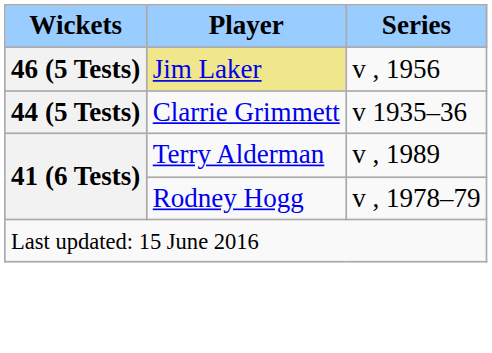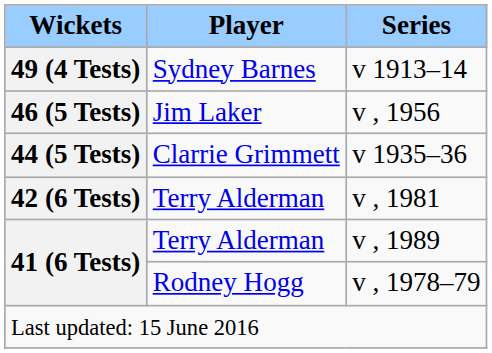+ row: (410, 68)
(207, 68) khaki background -> (207, 111) no background
+ row: (396, 197)
